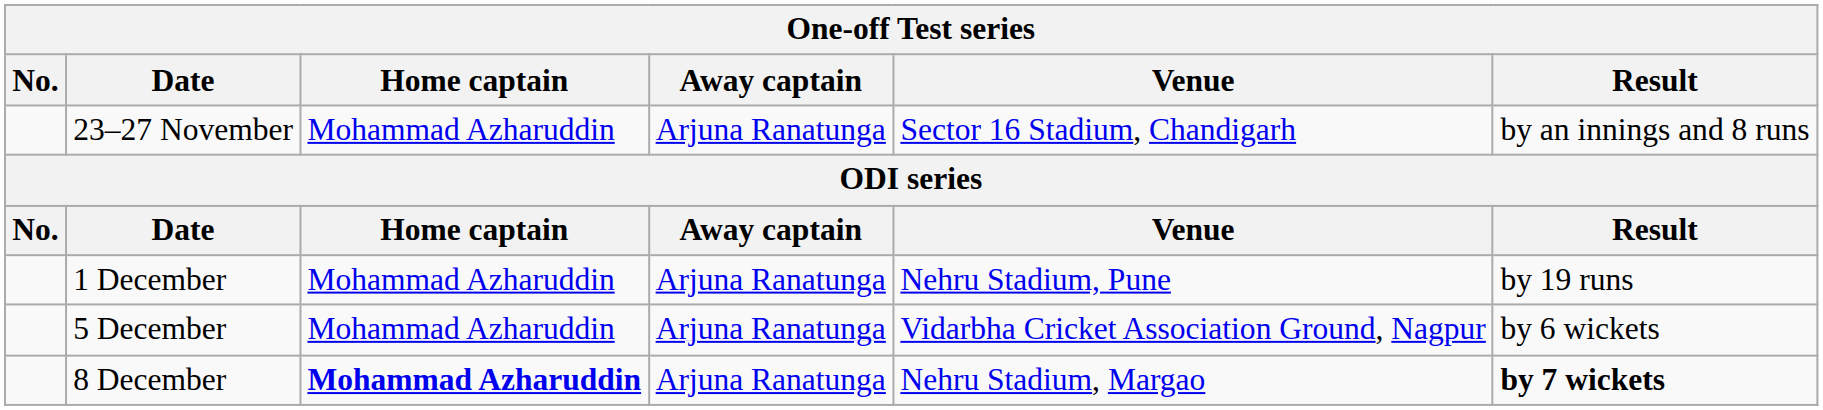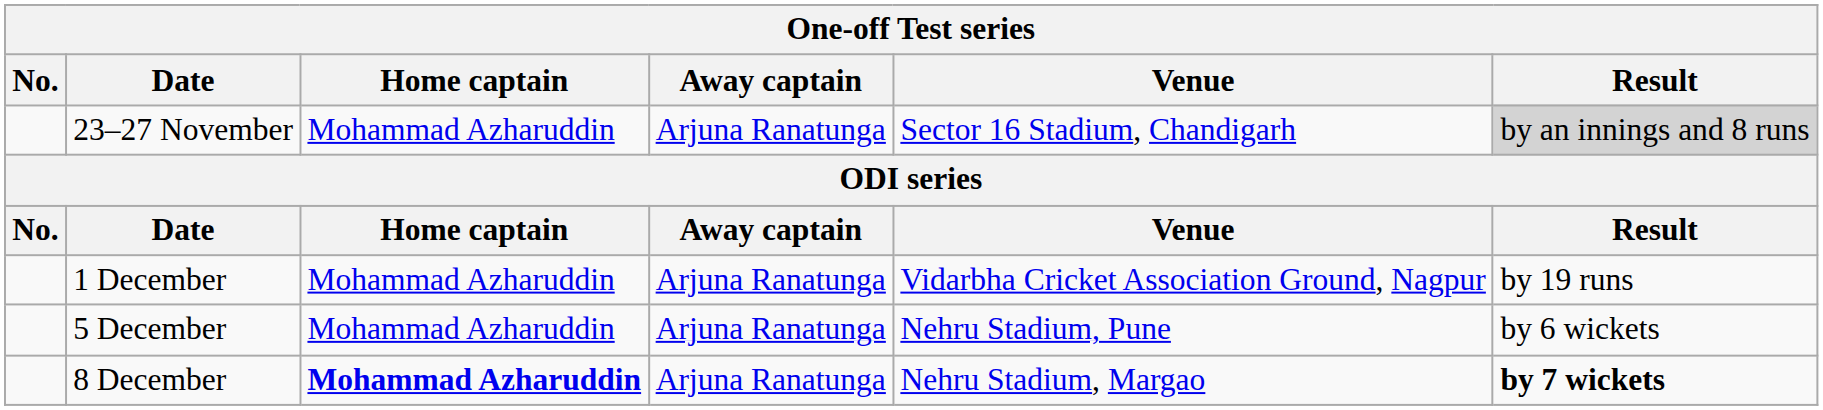(1655, 129) no background -> (1655, 129) lightgrey background
(1036, 279) Nehru Stadium, Pune -> (1193, 279) Vidarbha Cricket Association Ground, Nagpur
(1193, 329) Vidarbha Cricket Association Ground, Nagpur -> (1036, 329) Nehru Stadium, Pune
